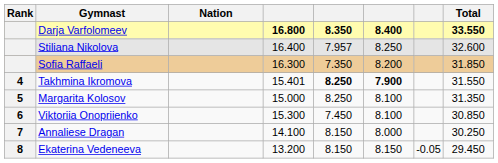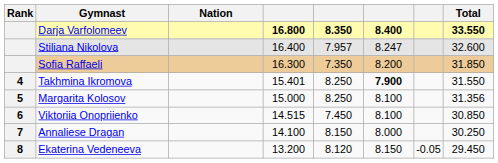(389, 47) 8.250 -> (389, 47) 8.247
(339, 82) bold -> (339, 82) normal
(468, 99) 31.350 -> (468, 99) 31.356
(288, 116) 15.300 -> (288, 116) 14.515
(339, 150) 8.150 -> (339, 150) 8.120
